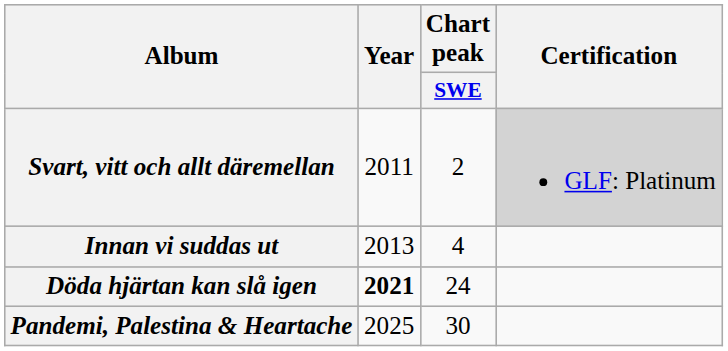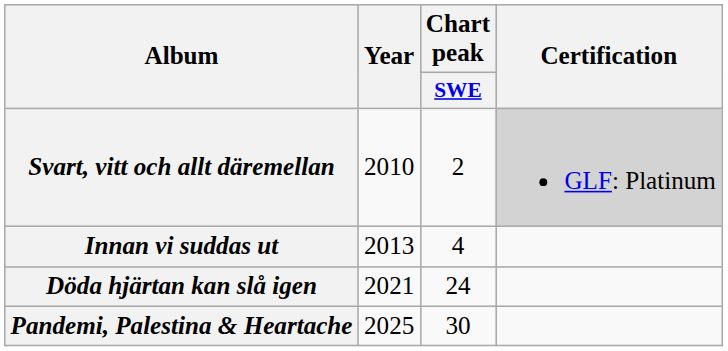(389, 166) 2011 -> (389, 166) 2010
(389, 285) bold -> (389, 285) normal
